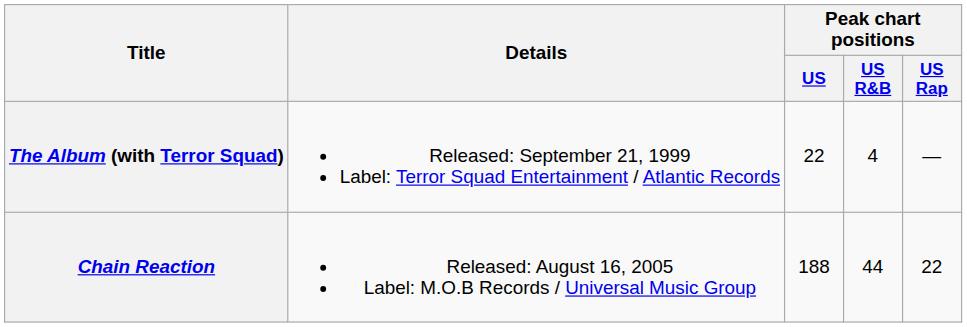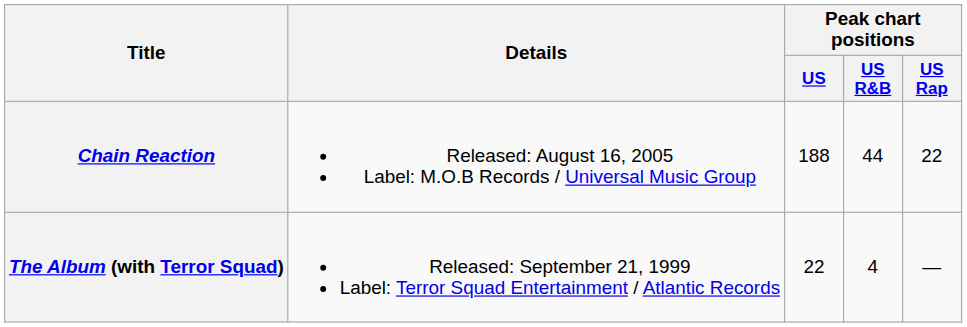rows swapped: (146, 156) <-> (146, 266)
